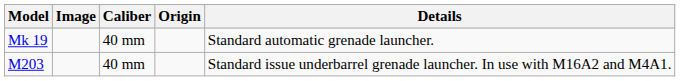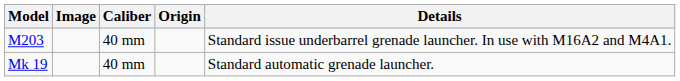rows swapped: (26, 64) <-> (28, 40)
